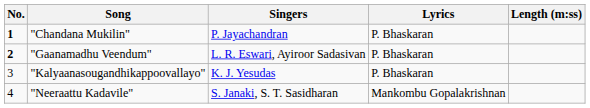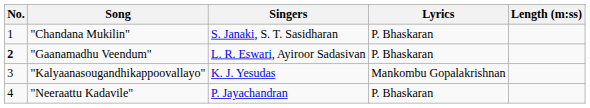(10, 34) bold -> (10, 34) normal
(249, 34) P. Jayachandran -> (275, 34) S. Janaki, S. T. Sasidharan
(402, 73) P. Bhaskaran -> (438, 73) Mankombu Gopalakrishnan
(275, 93) S. Janaki, S. T. Sasidharan -> (249, 93) P. Jayachandran
(438, 93) Mankombu Gopalakrishnan -> (402, 93) P. Bhaskaran
